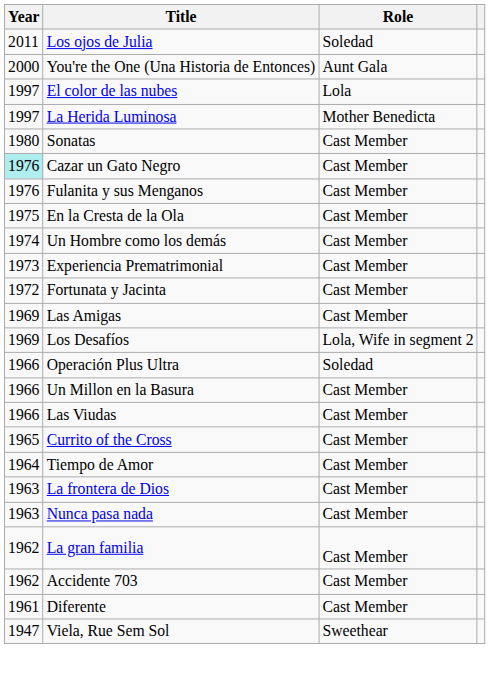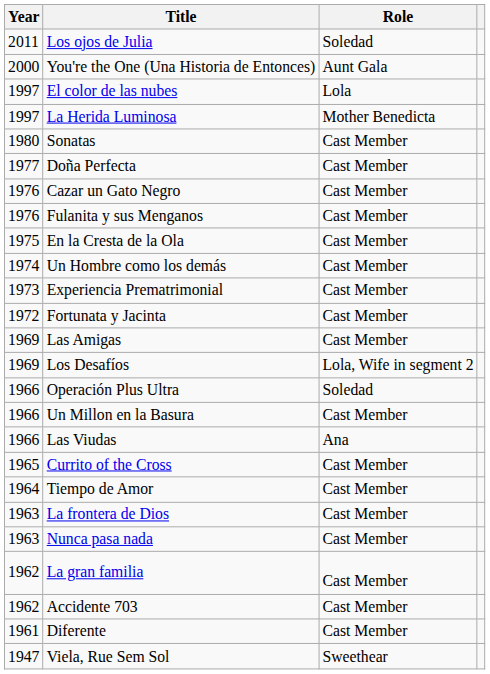+ row: (91, 166)
(24, 166) paleturquoise background -> (24, 191) no background
(365, 414) Cast Member -> (336, 439) Ana
